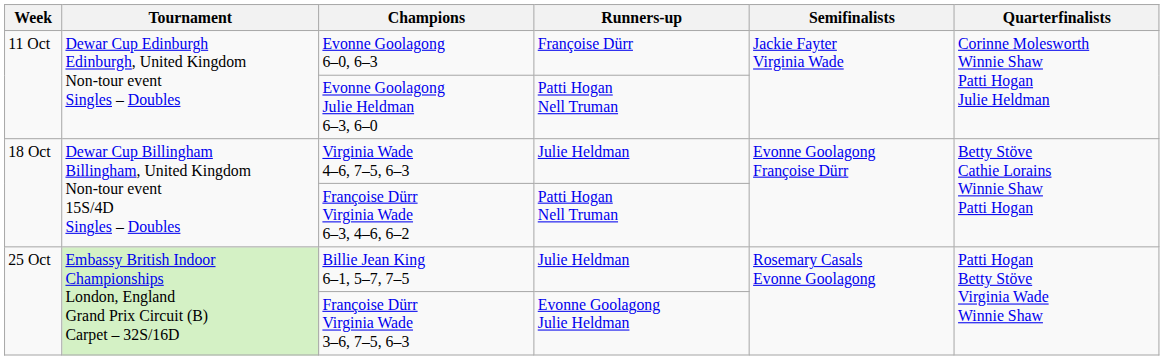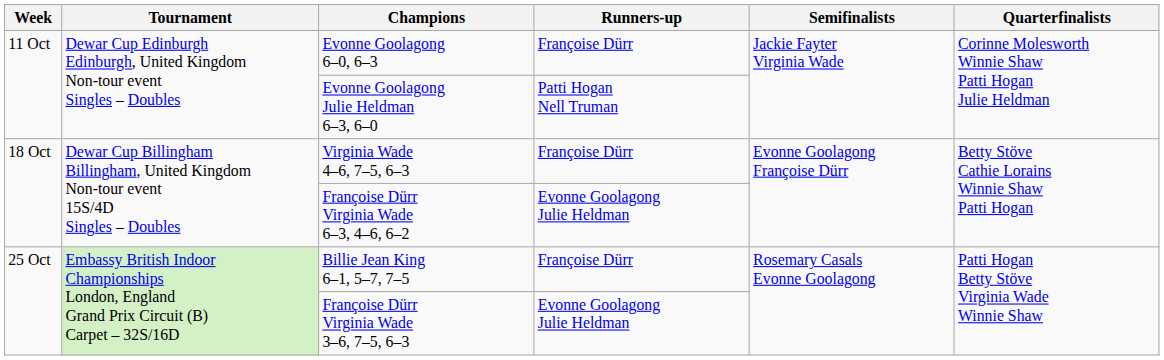(584, 152) Julie Heldman -> (585, 152) Françoise Dürr
(578, 206) Patti Hogan Nell Truman -> (599, 206) Evonne Goolagong Julie Heldman
(584, 260) Julie Heldman -> (585, 260) Françoise Dürr
